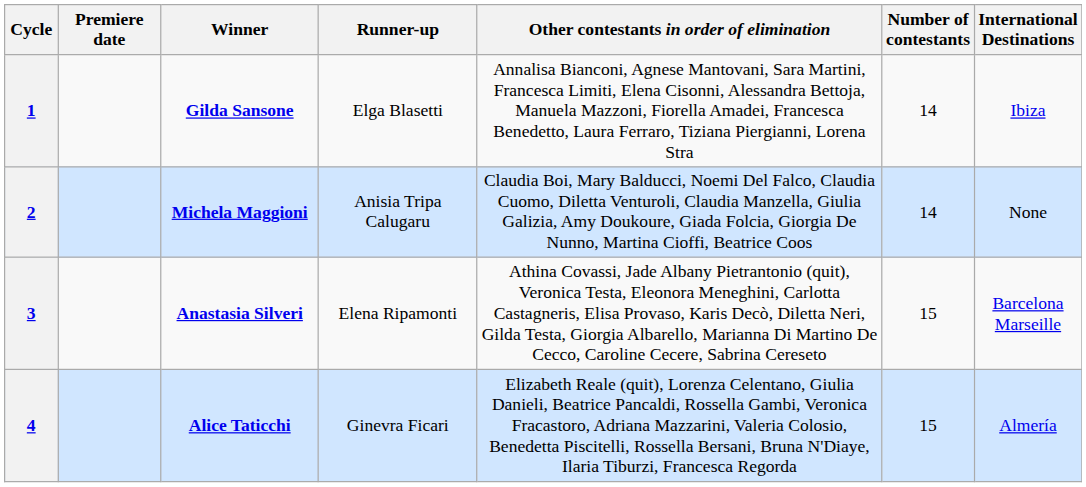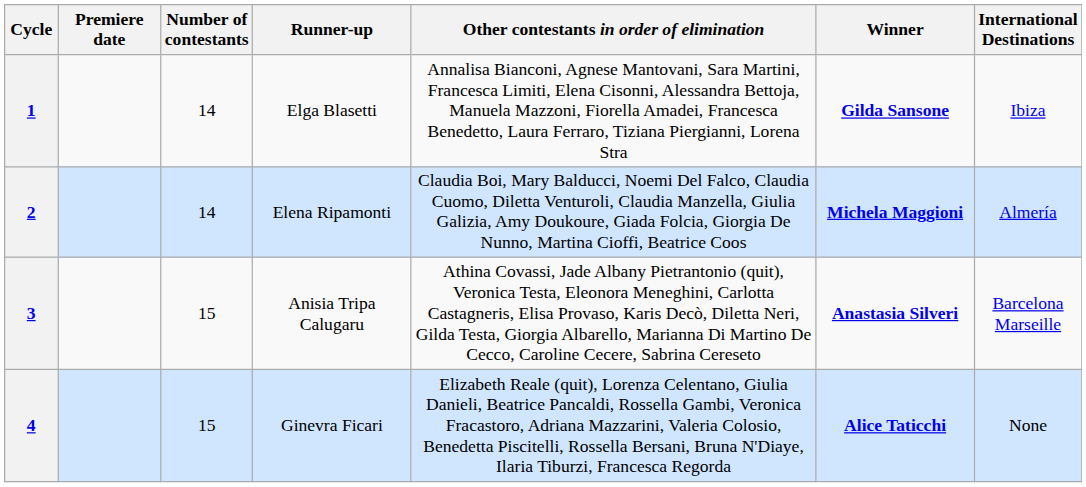columns swapped: (240, 29) <-> (928, 29)
(398, 212) Anisia Tripa Calugaru -> (332, 212) Elena Ripamonti
(1028, 212) None -> (1028, 212) Almería
(398, 313) Elena Ripamonti -> (332, 313) Anisia Tripa Calugaru
(1028, 425) Almería -> (1028, 425) None
